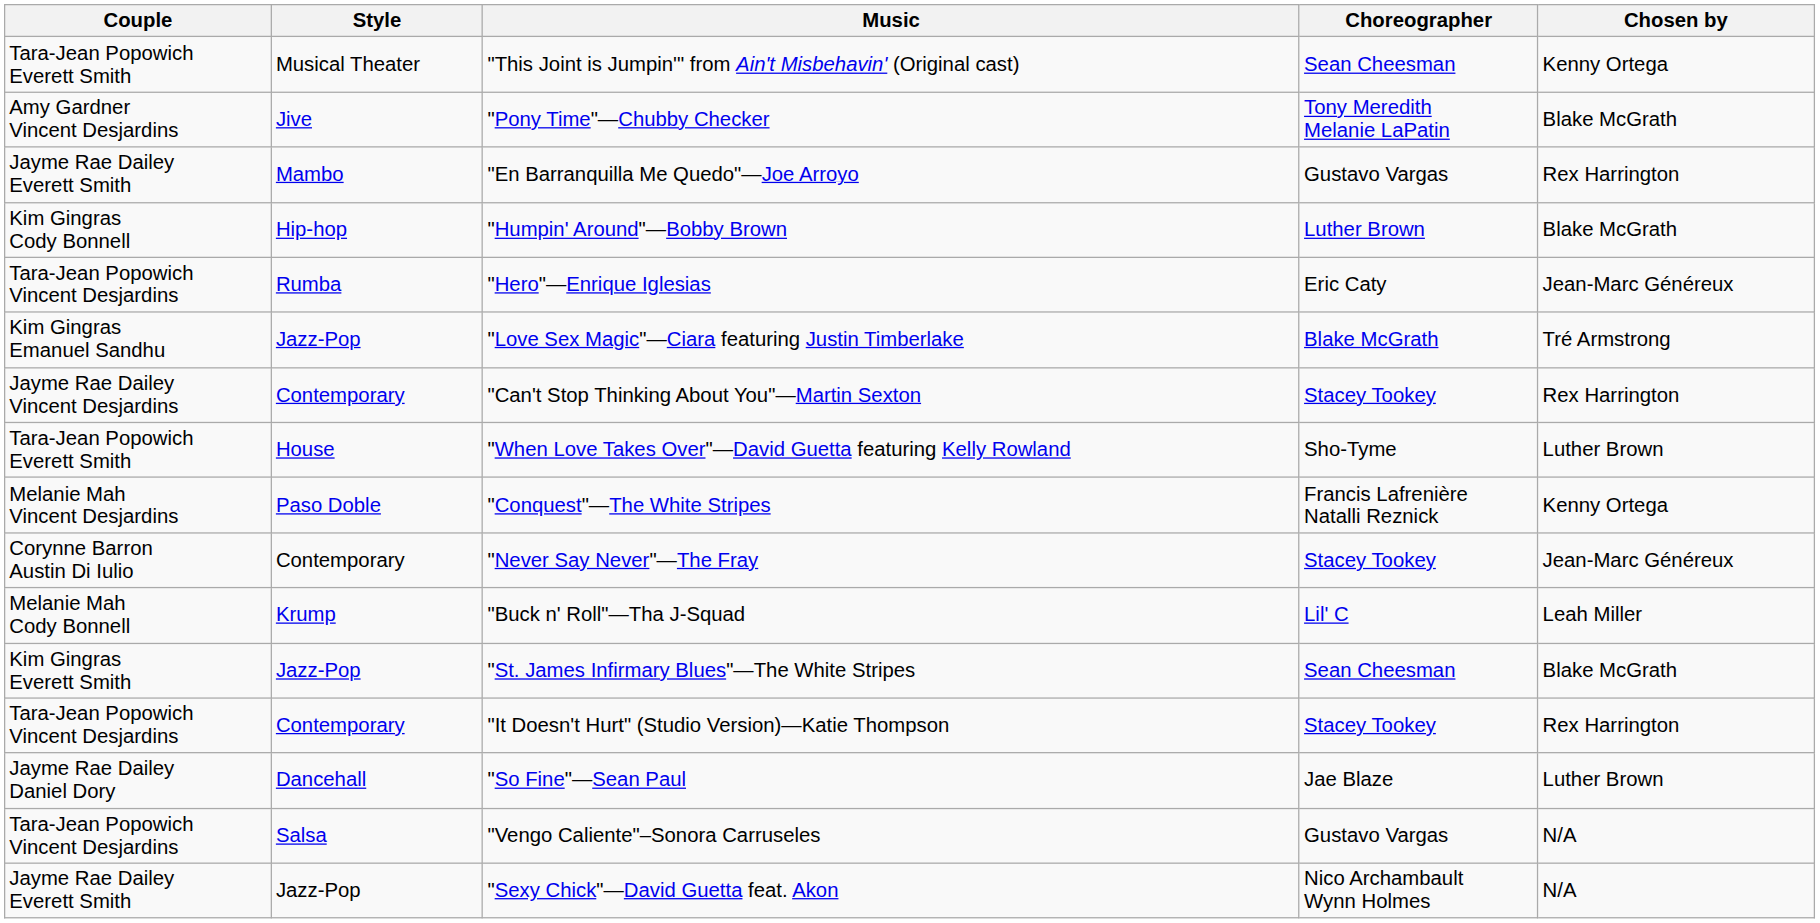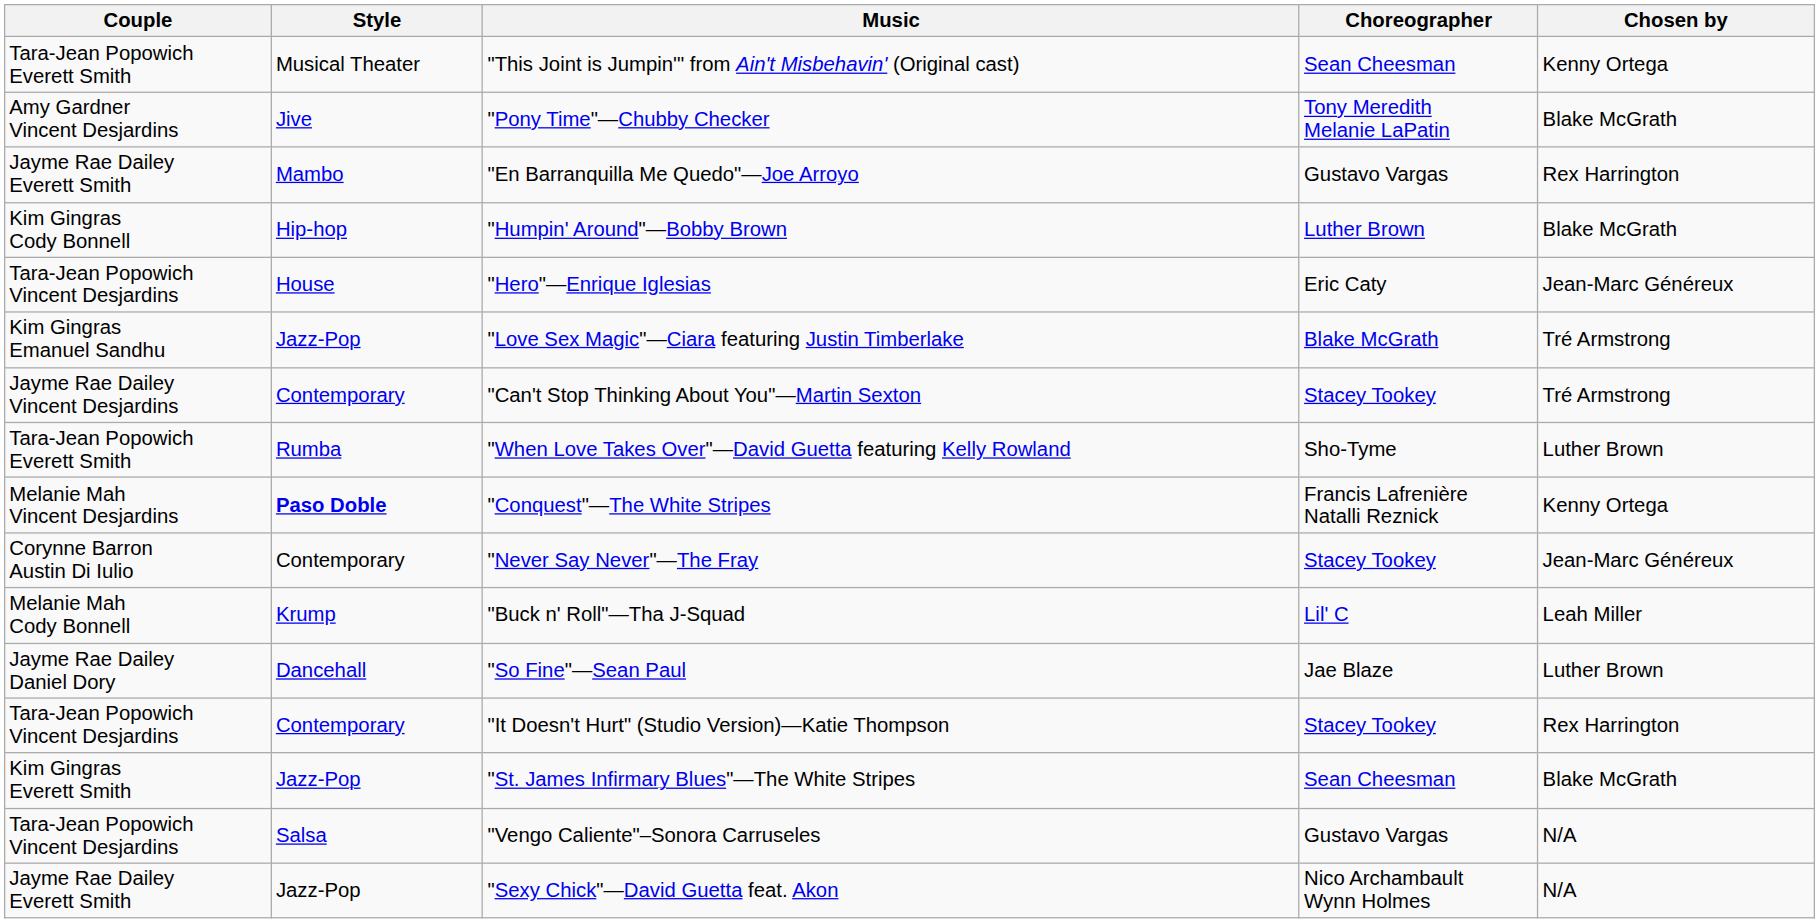(309, 284) Rumba -> (305, 284) House
(1611, 394) Rex Harrington -> (1607, 394) Tré Armstrong
(305, 449) House -> (309, 449) Rumba
(328, 504) normal -> (331, 504) bold
rows swapped: (701, 670) <-> (587, 780)
